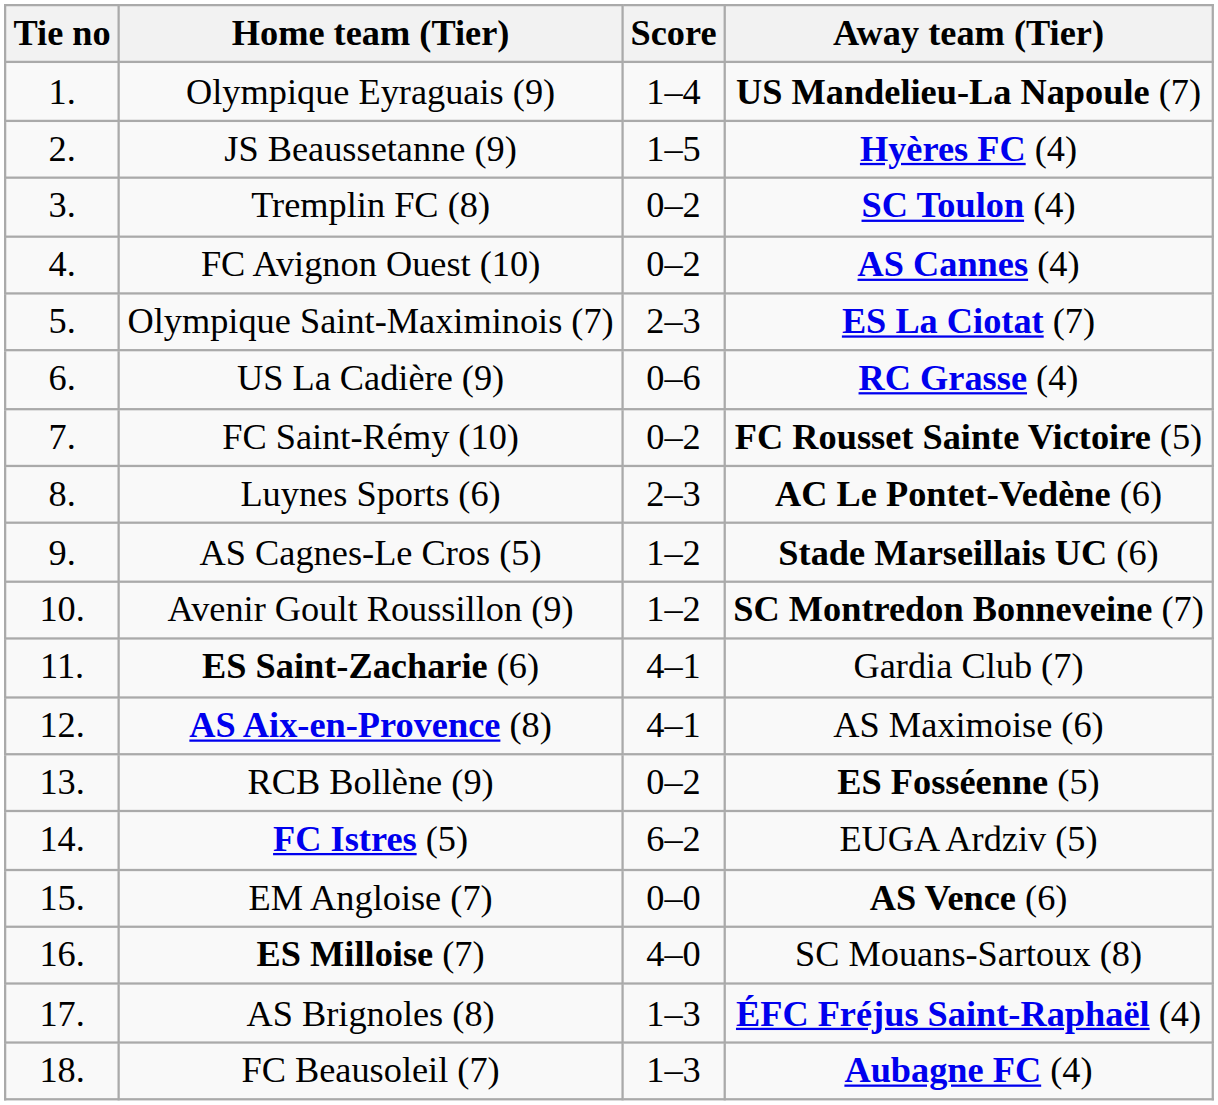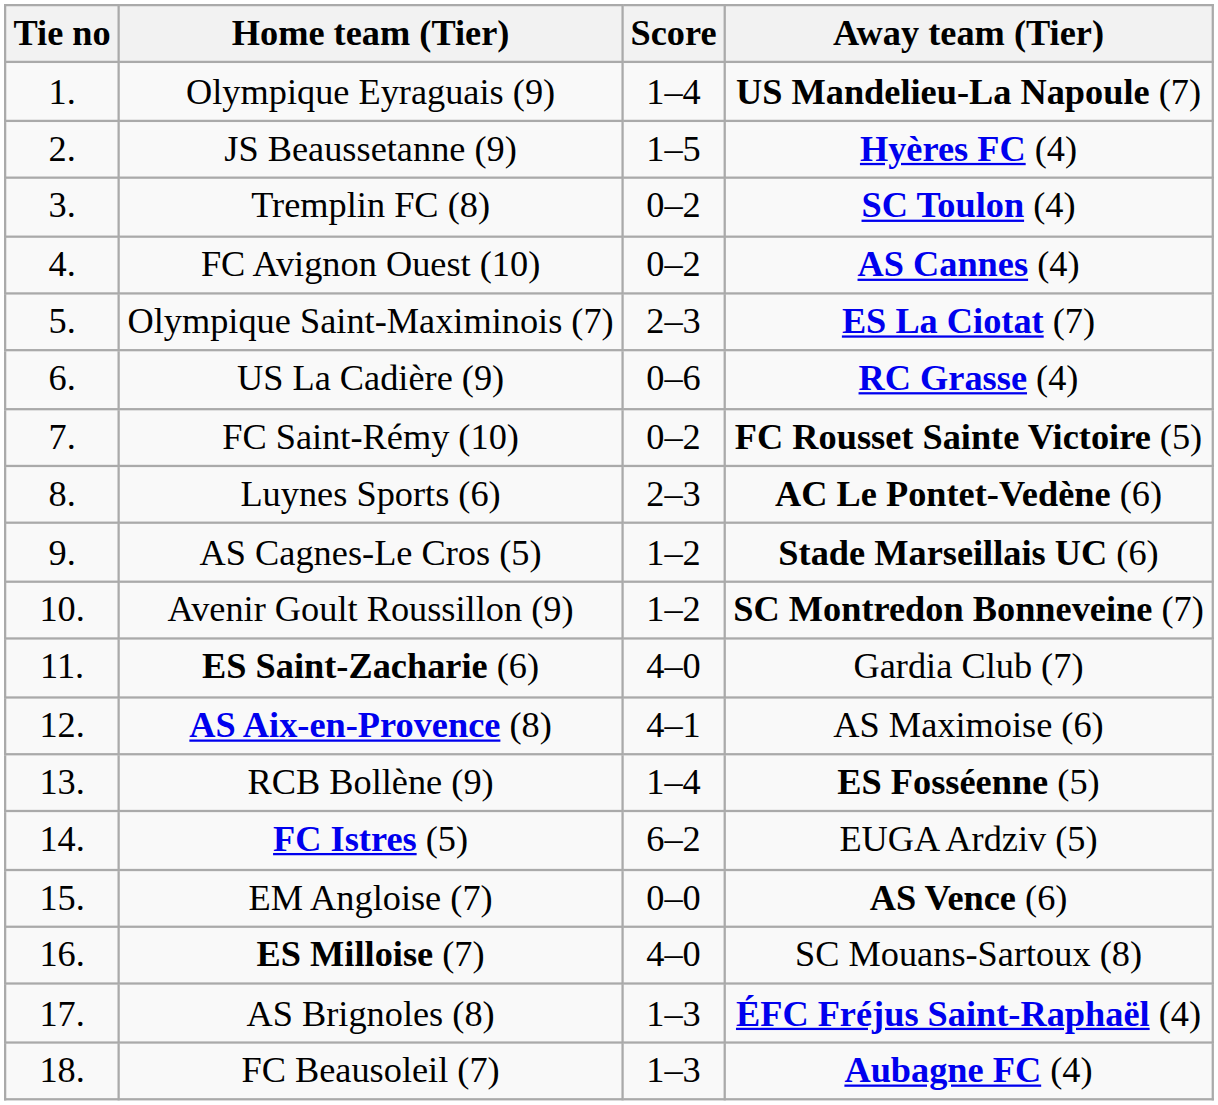(673, 666) 4–1 -> (673, 666) 4–0
(673, 782) 0–2 -> (673, 782) 1–4
